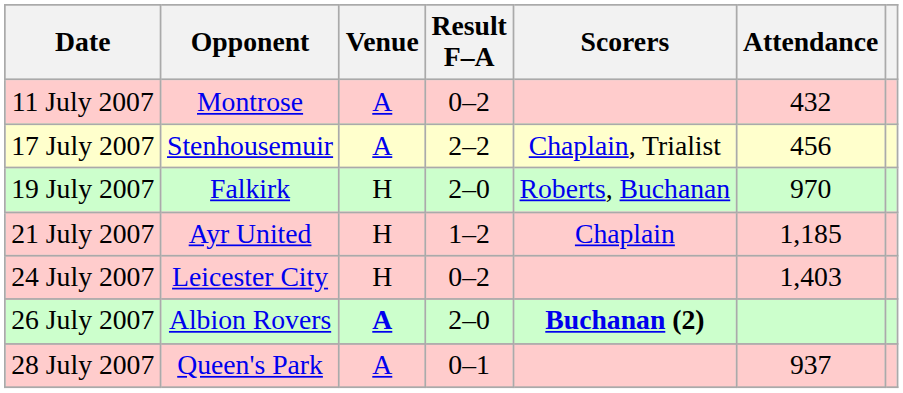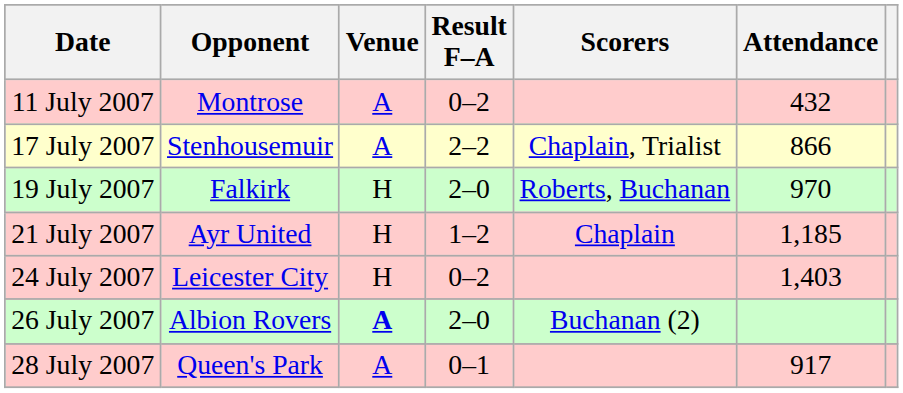(811, 145) 456 -> (811, 145) 866
(625, 320) bold -> (625, 320) normal
(811, 364) 937 -> (811, 364) 917
